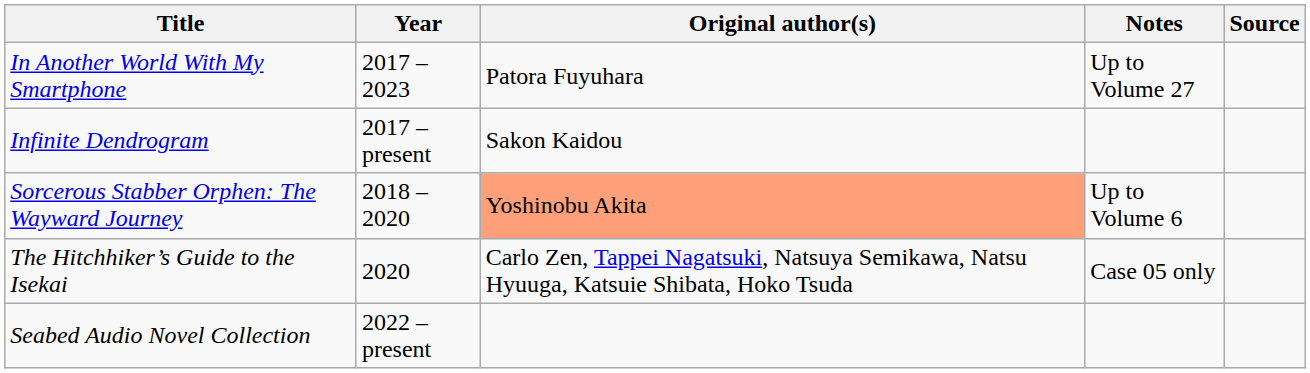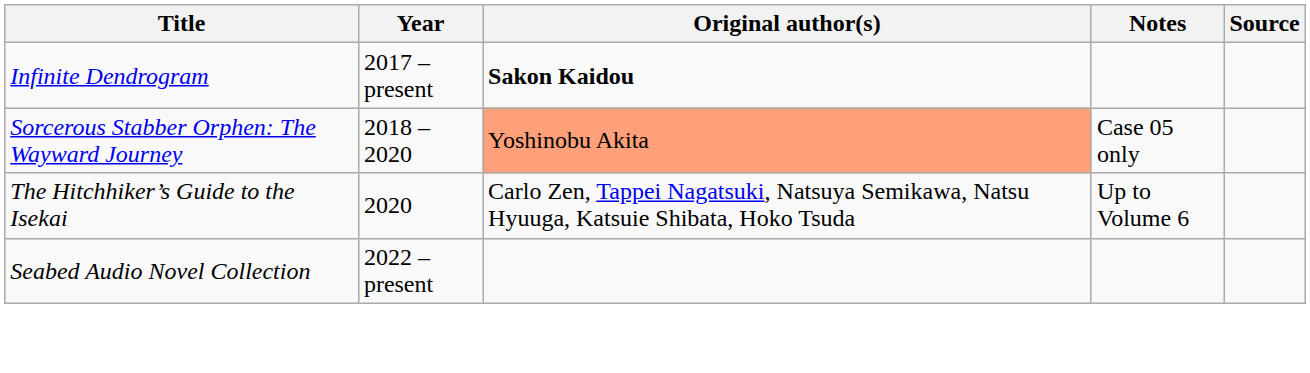- row: (137, 75)
(554, 140) normal -> (561, 75) bold
(1136, 205) Up to Volume 6 -> (1135, 140) Case 05 only
(1153, 270) Case 05 only -> (1143, 205) Up to Volume 6
